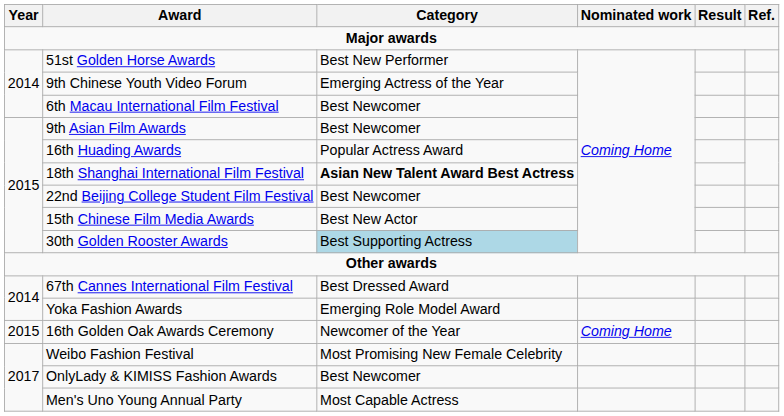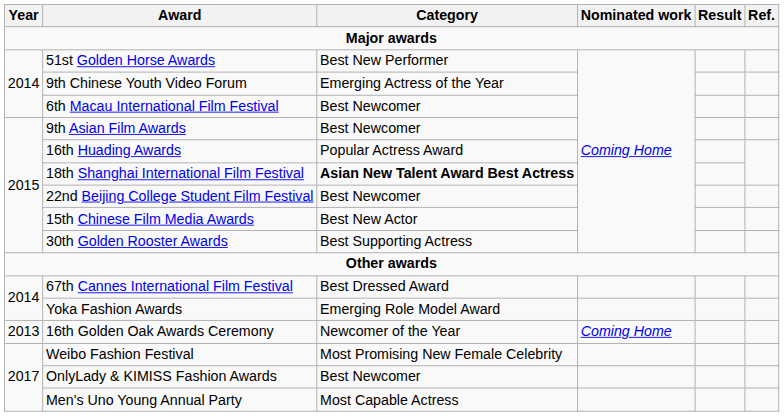(396, 241) lightblue background -> (396, 241) no background
(24, 331) 2015 -> (24, 331) 2013
